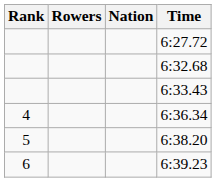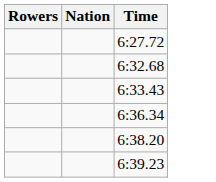- column: (26, 16)
